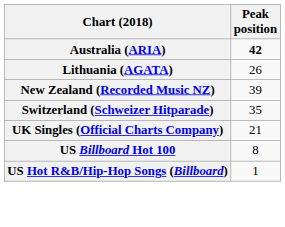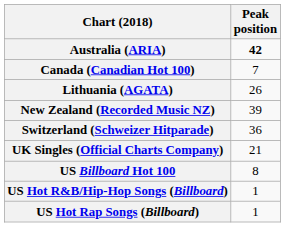+ row: (118, 69)
(255, 110) 35 -> (255, 130) 36
+ row: (118, 211)
